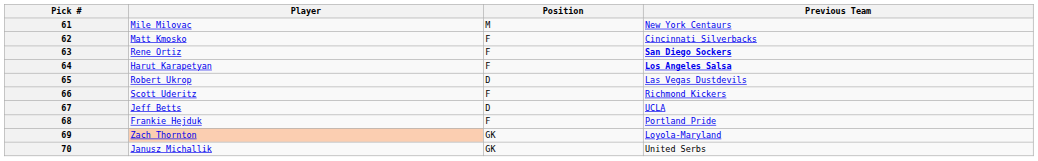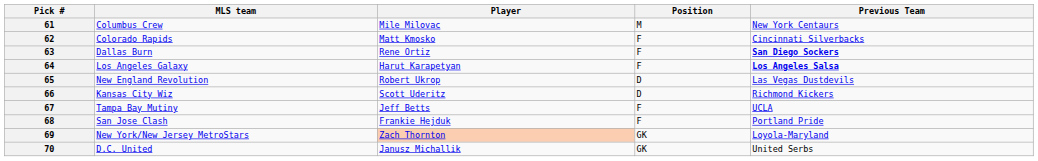+ column: (236, 11)
(488, 94) F -> (639, 94) D
(488, 108) D -> (639, 108) F
